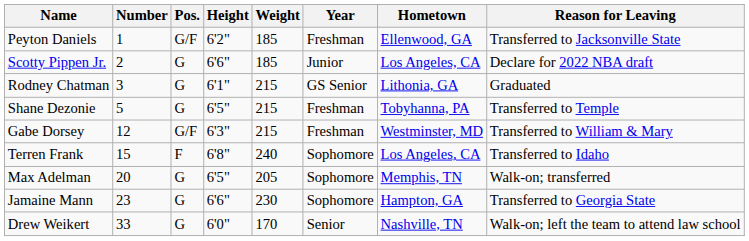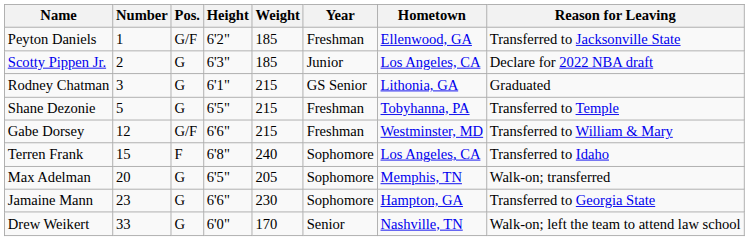(218, 62) 6'6" -> (218, 62) 6'3"
(218, 131) 6'3" -> (218, 131) 6'6"
